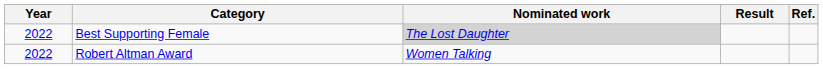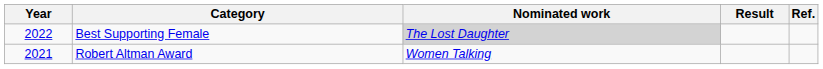(38, 53) 2022 -> (38, 53) 2021
